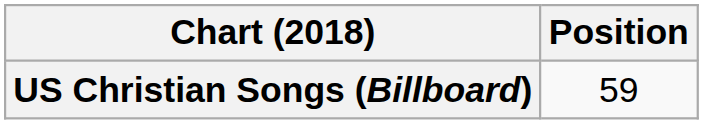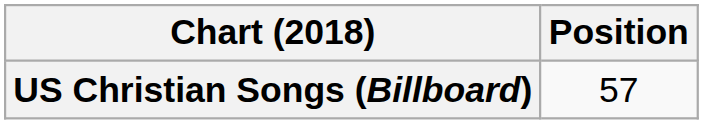(619, 88) 59 -> (619, 88) 57
